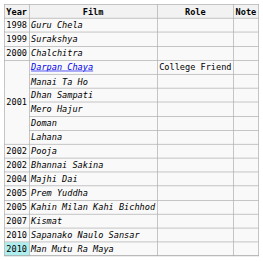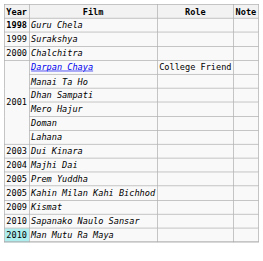(17, 25) normal -> (17, 25) bold
- row: (44, 151)
- row: (67, 165)
+ row: (57, 151)
(17, 221) 2007 -> (17, 207) 2009
